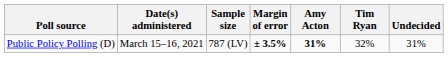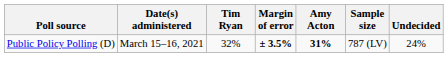columns swapped: (228, 19) <-> (365, 19)
(416, 43) 31% -> (416, 43) 24%
